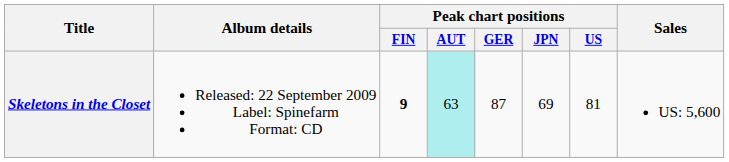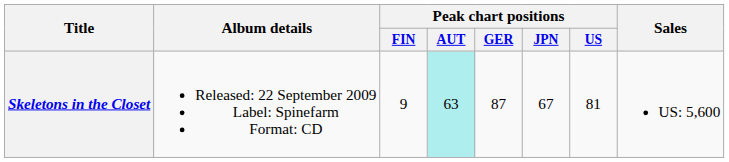(404, 104) bold -> (404, 104) normal
(546, 104) 69 -> (546, 104) 67
